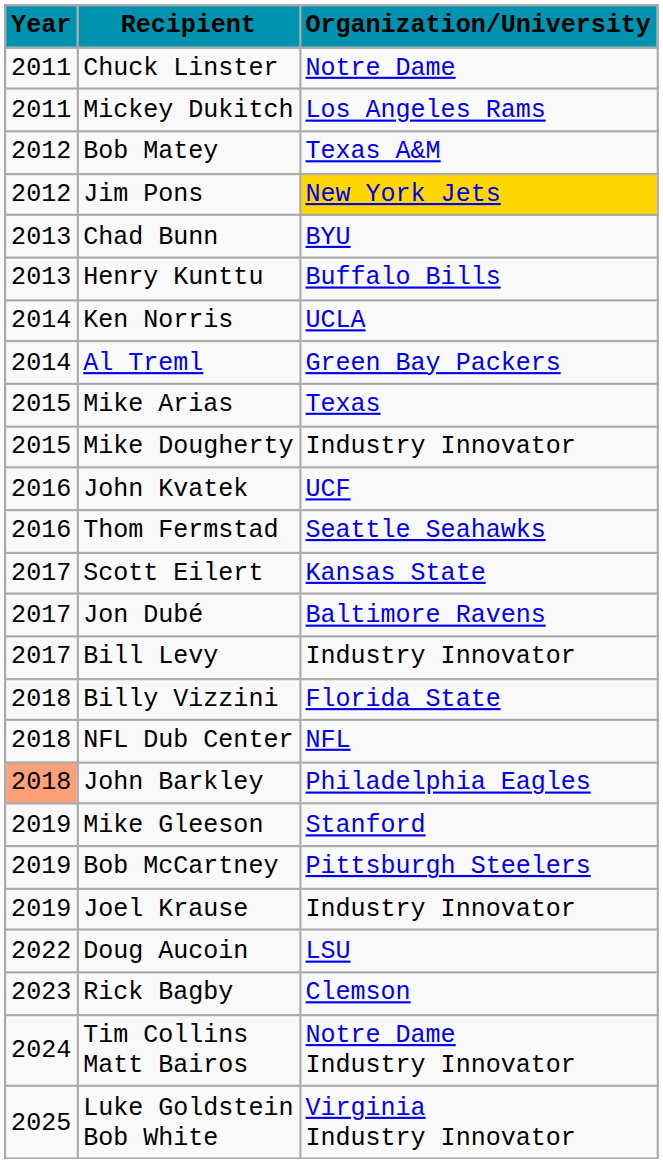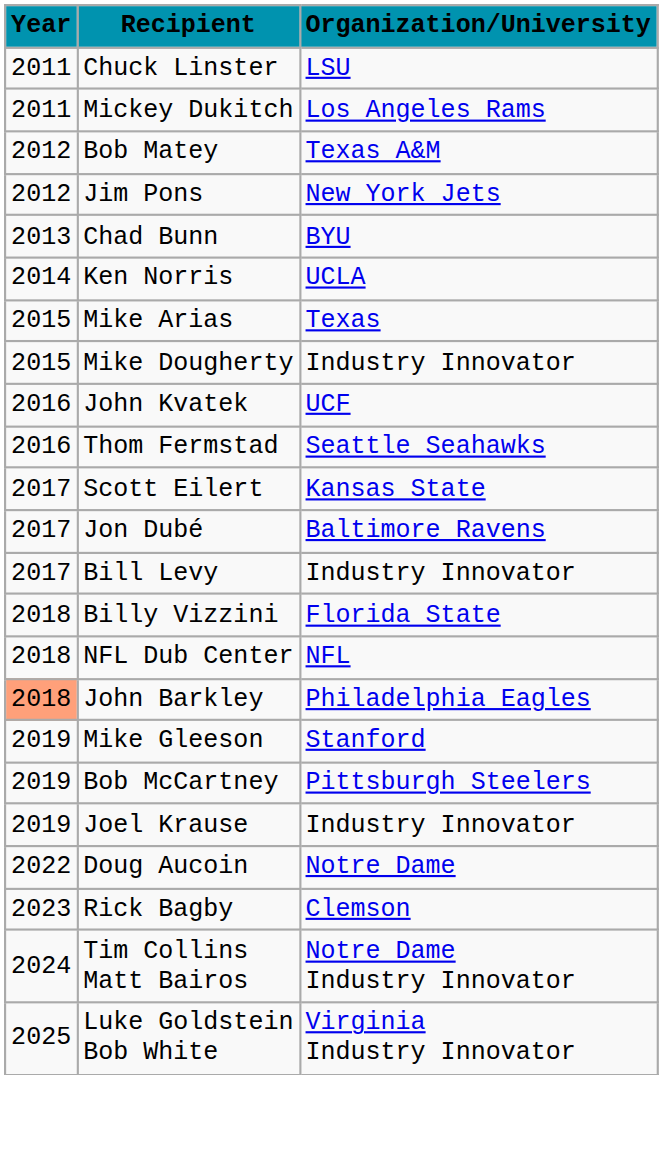(381, 68) Notre Dame -> (328, 68) LSU
(403, 194) gold background -> (403, 194) no background
- row: (173, 278)
- row: (143, 362)
(328, 951) LSU -> (381, 867) Notre Dame
